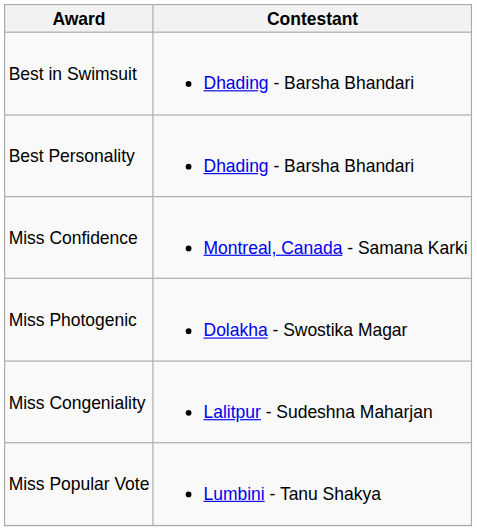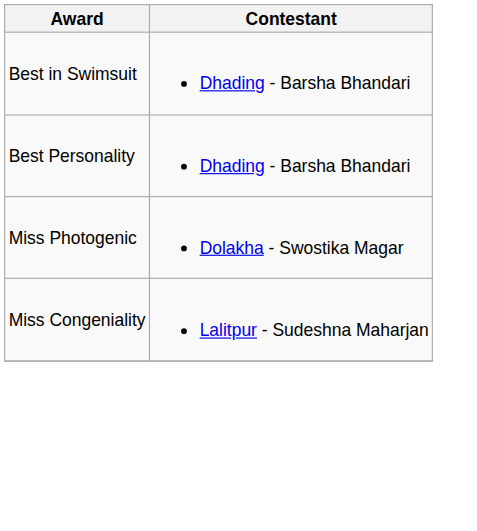- row: (73, 238)
- row: (79, 484)
